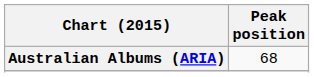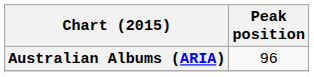(269, 59) 68 -> (269, 59) 96
